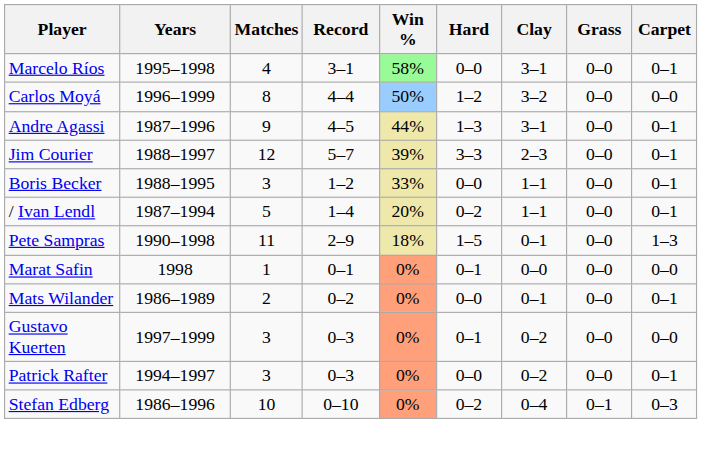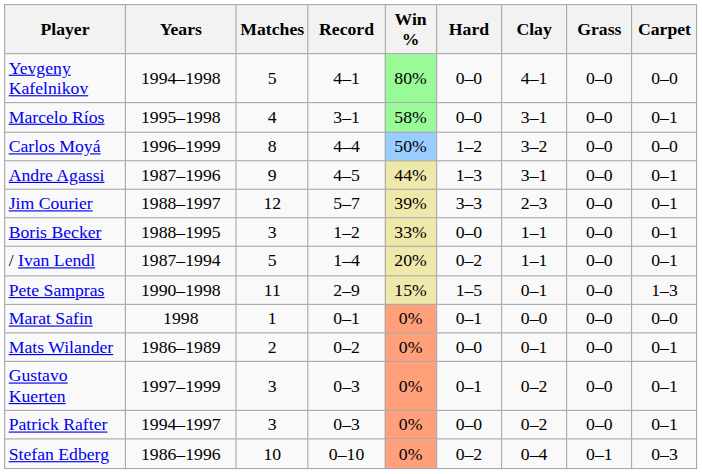+ row: (48, 77)
(408, 239) 18% -> (411, 289) 15%
(665, 336) 0–0 -> (665, 385) 0–1
